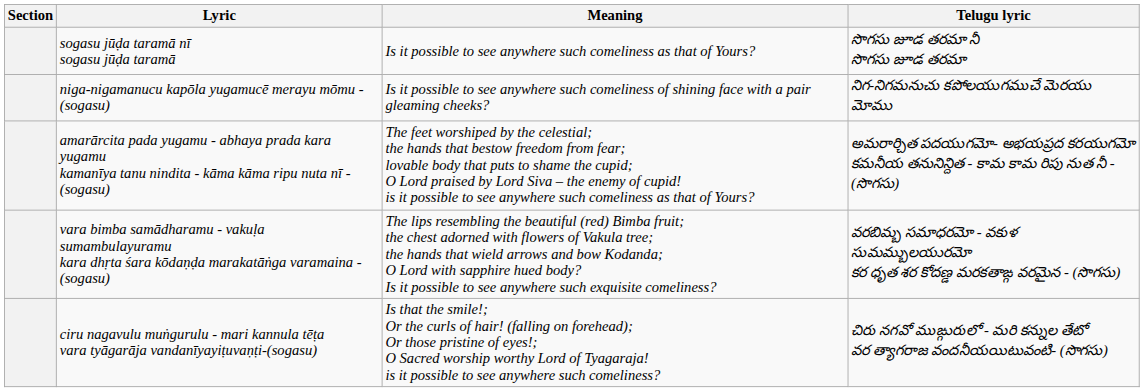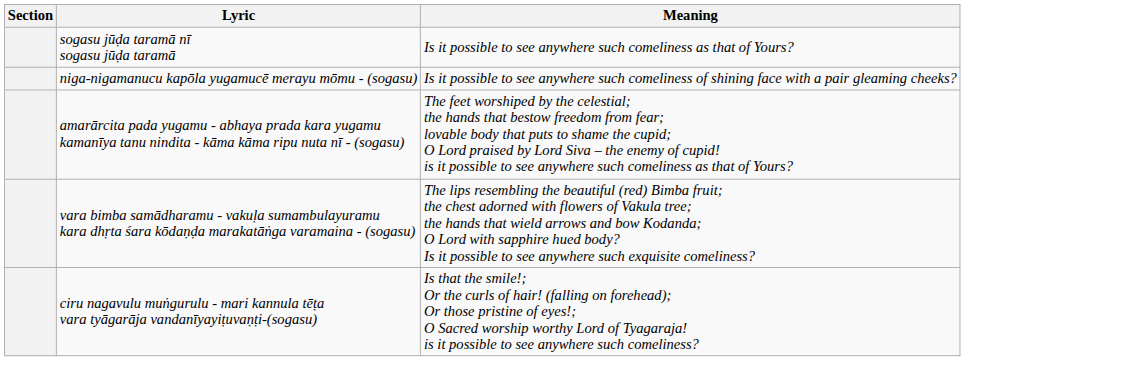- column: (993, 16)
